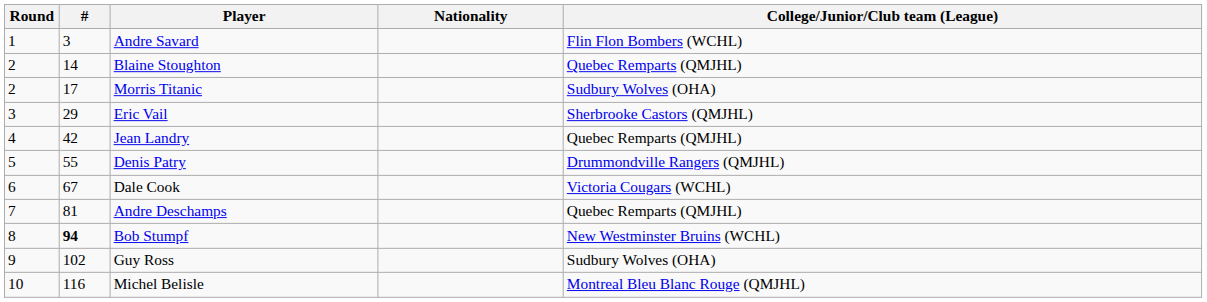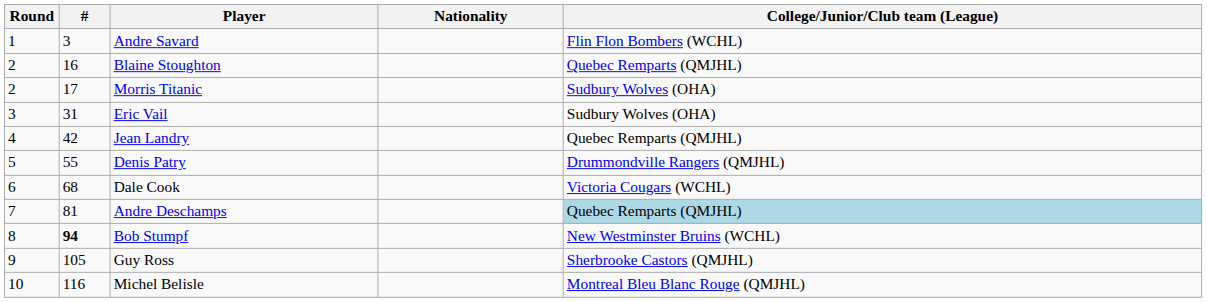(70, 65) 14 -> (70, 65) 16
(70, 114) 29 -> (70, 114) 31
(660, 114) Sherbrooke Castors (QMJHL) -> (641, 114) Sudbury Wolves (OHA)
(70, 187) 67 -> (70, 187) 68
(654, 211) no background -> (654, 211) lightblue background
(74, 260) 102 -> (74, 260) 105
(641, 260) Sudbury Wolves (OHA) -> (660, 260) Sherbrooke Castors (QMJHL)
